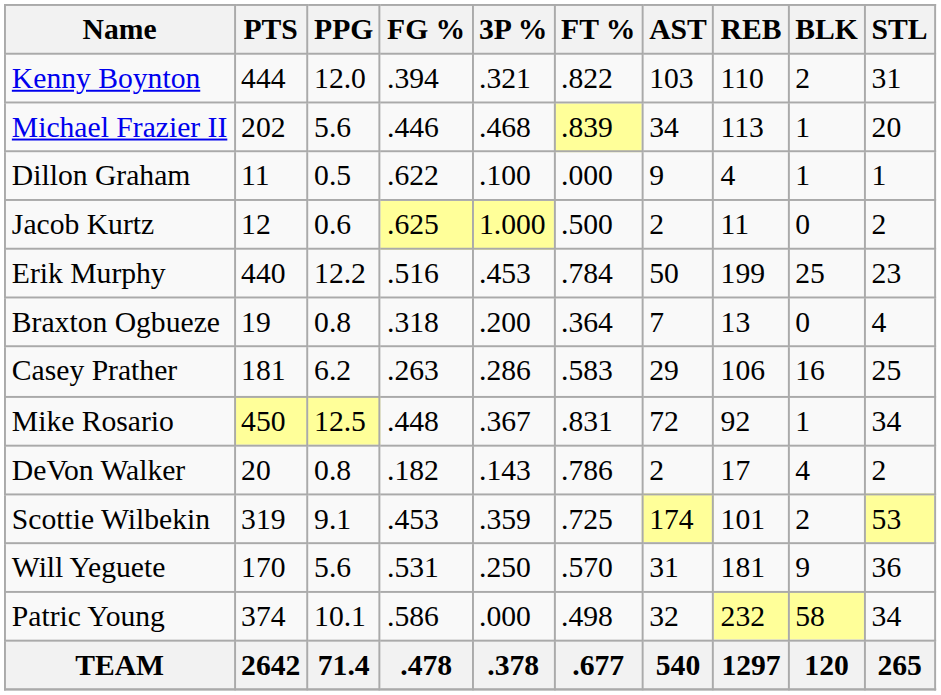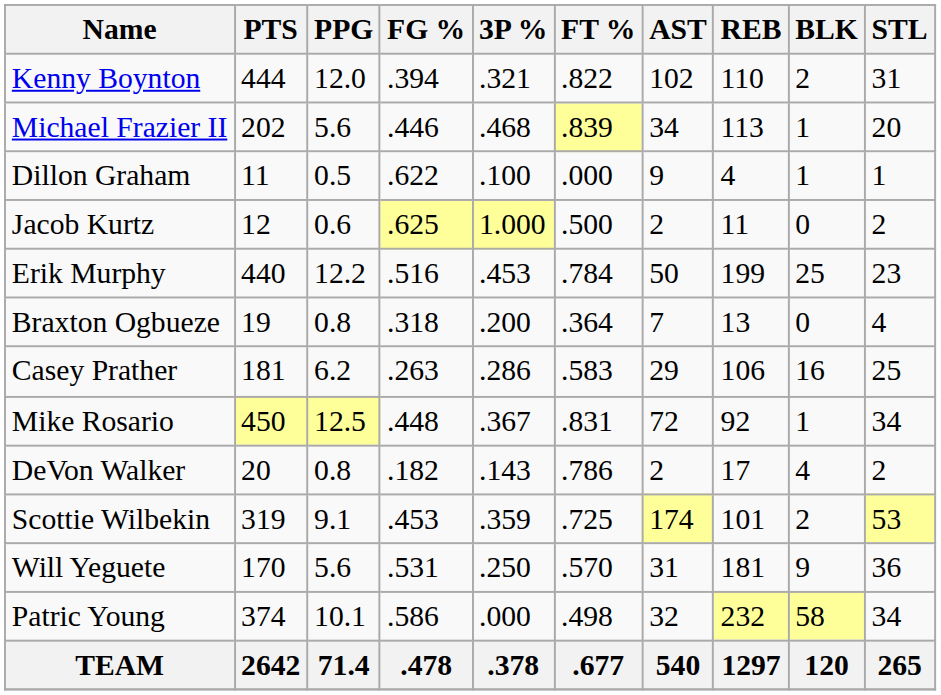(671, 77) 103 -> (671, 77) 102
